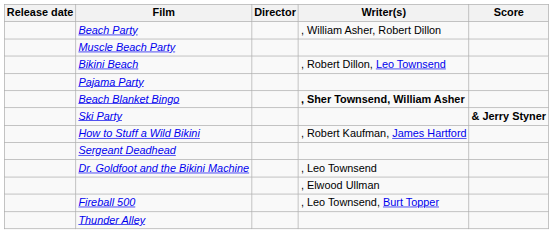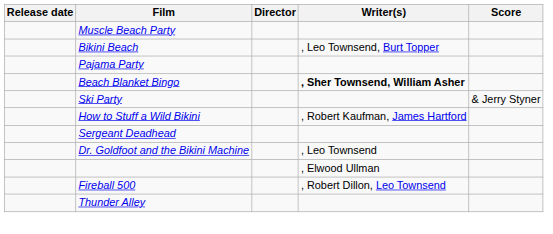- row: (108, 30)
(373, 64) , Robert Dillon, Leo Townsend -> (370, 47) , Leo Townsend, Burt Topper
(509, 116) bold -> (506, 99) normal
(370, 202) , Leo Townsend, Burt Topper -> (373, 185) , Robert Dillon, Leo Townsend
